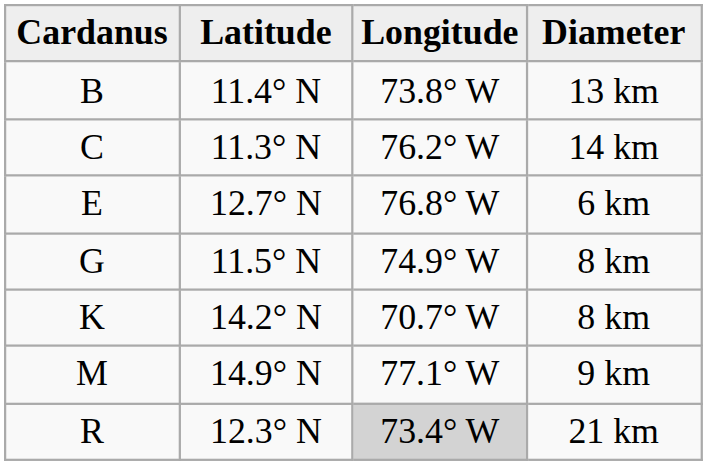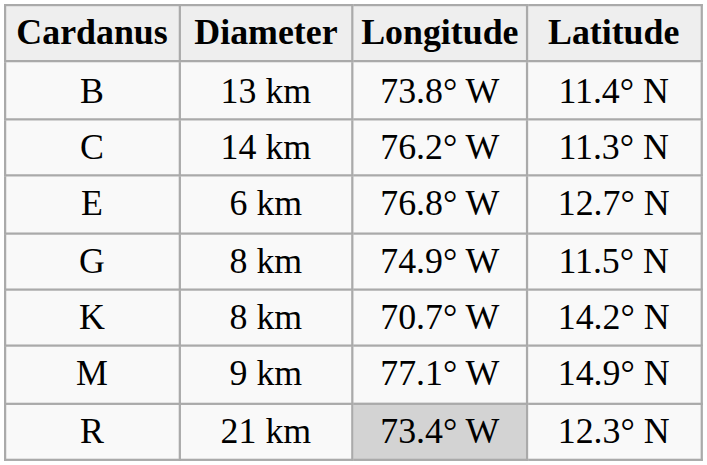columns swapped: (266, 32) <-> (614, 32)
